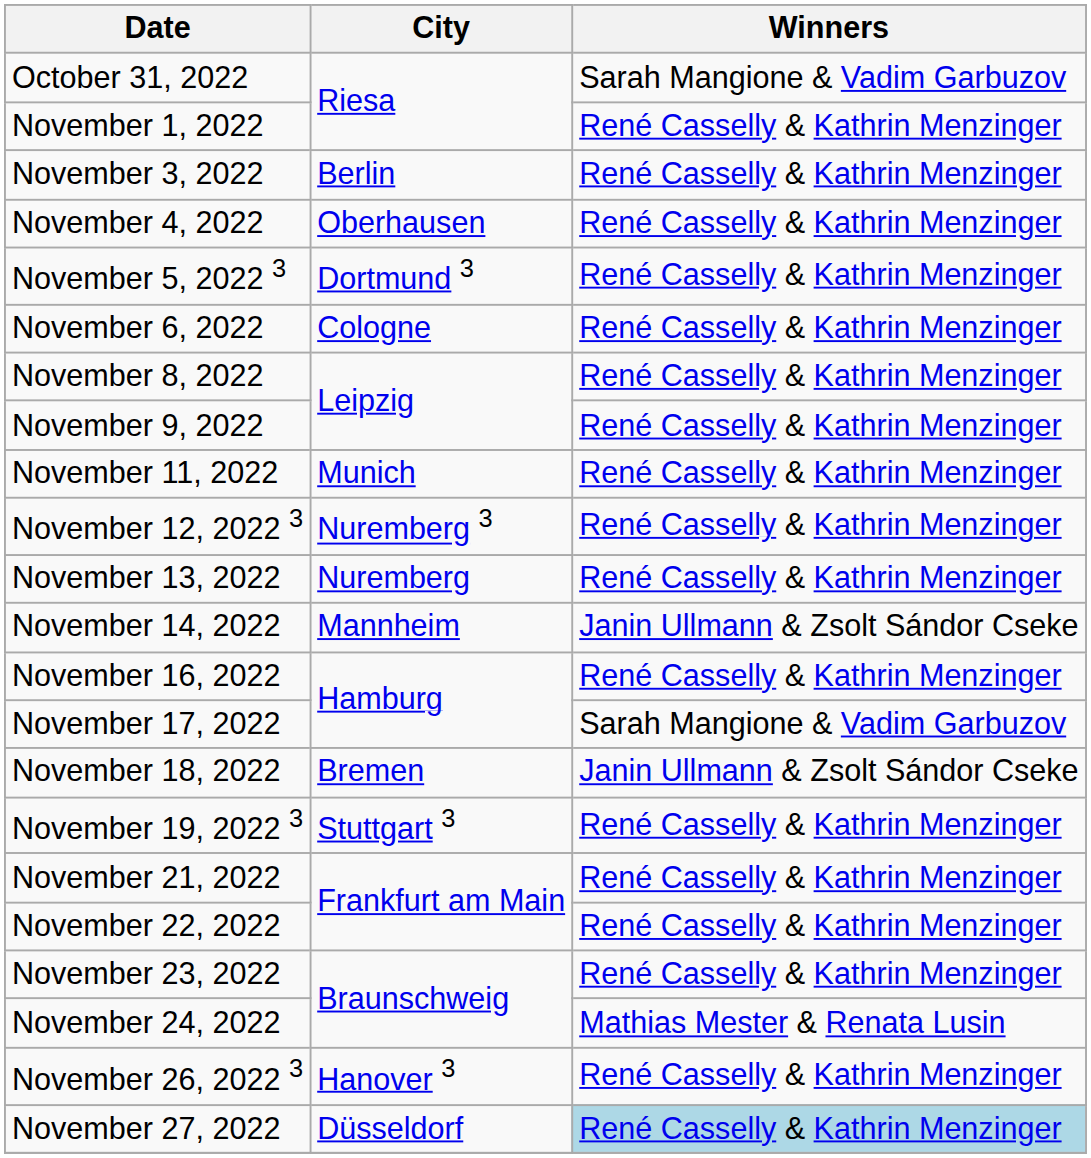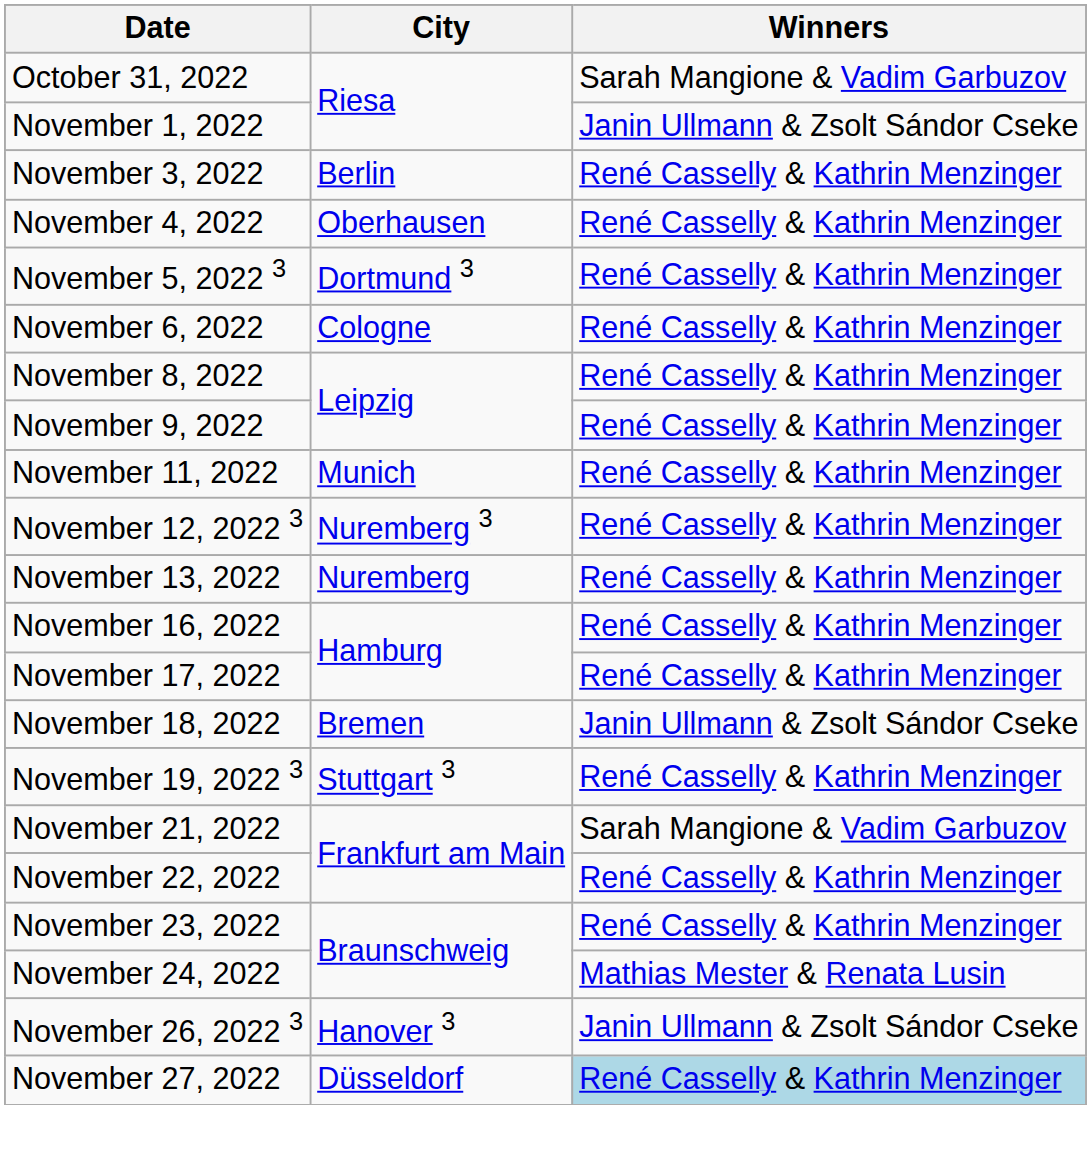(820, 125) René Casselly & Kathrin Menzinger -> (829, 125) Janin Ullmann & Zsolt Sándor Cseke
- row: (146, 626)
(823, 723) Sarah Mangione & Vadim Garbuzov -> (820, 675) René Casselly & Kathrin Menzinger
(820, 877) René Casselly & Kathrin Menzinger -> (823, 828) Sarah Mangione & Vadim Garbuzov
(820, 1075) René Casselly & Kathrin Menzinger -> (829, 1026) Janin Ullmann & Zsolt Sándor Cseke
